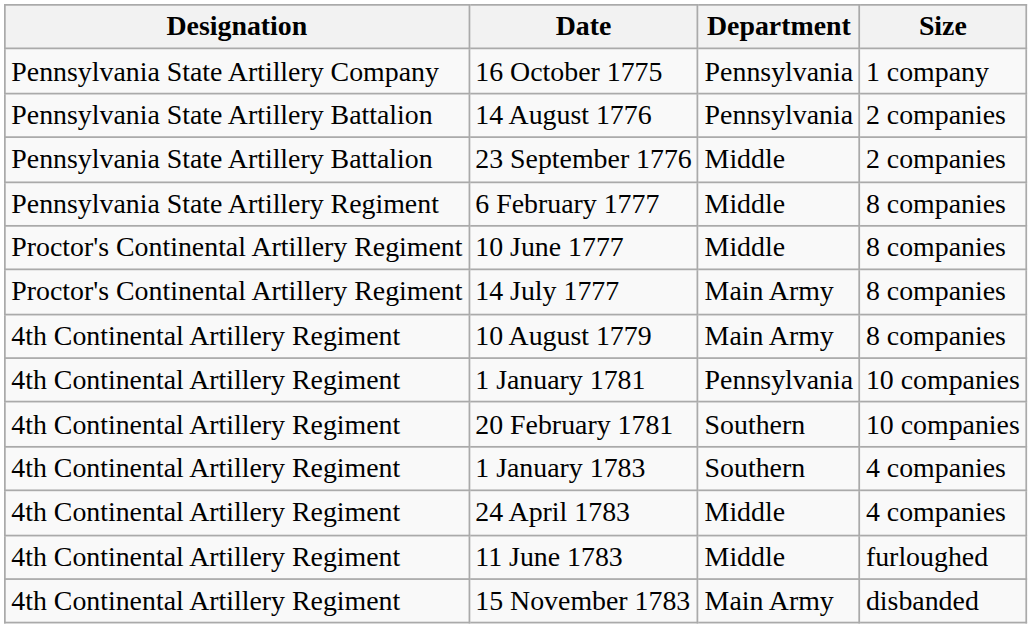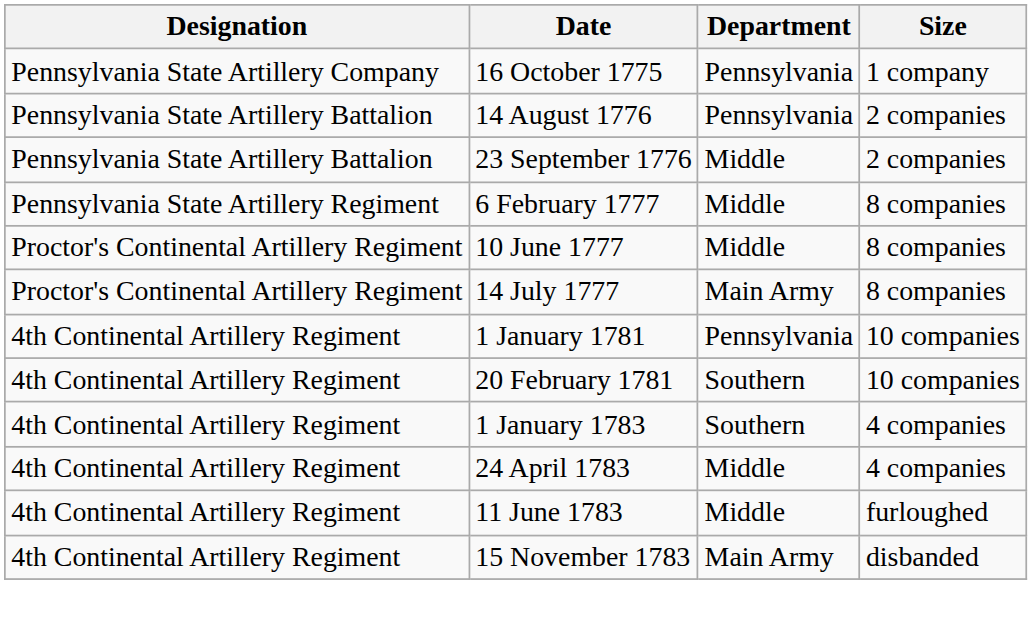- row: (563, 335)
